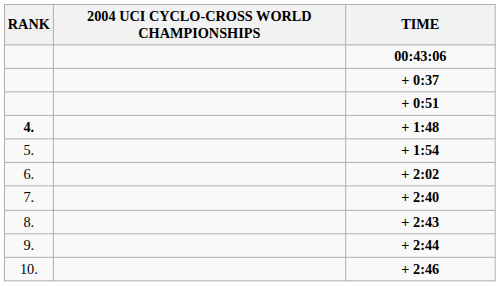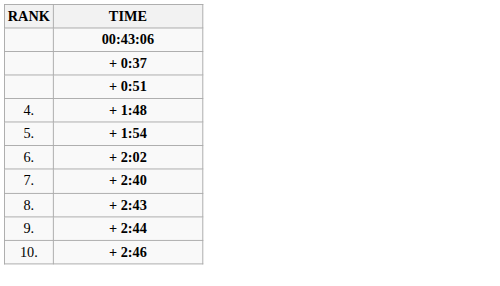- column: (199, 24)
(29, 127) bold -> (29, 110) normal
